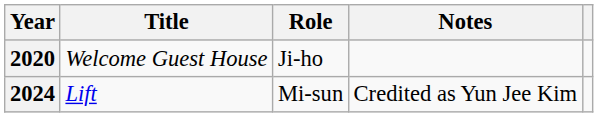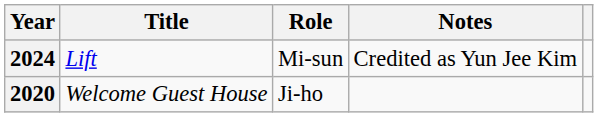rows swapped: (32, 58) <-> (32, 93)
